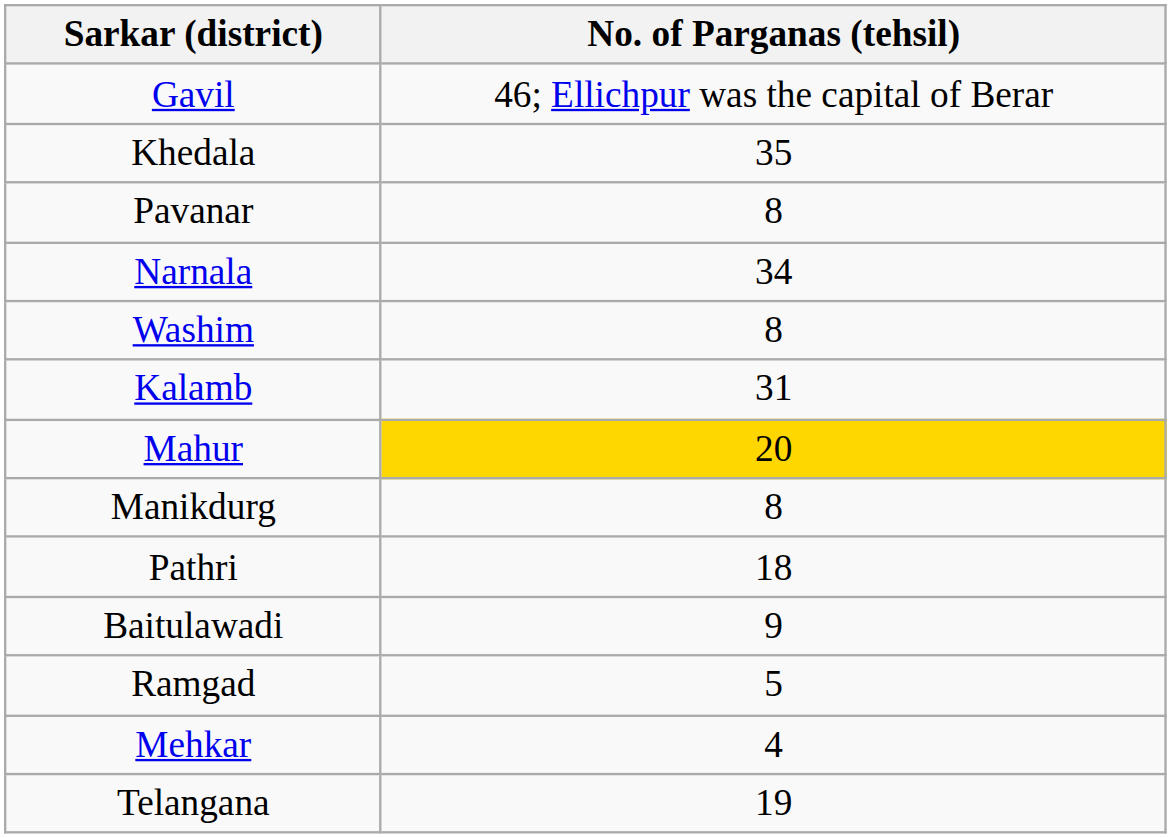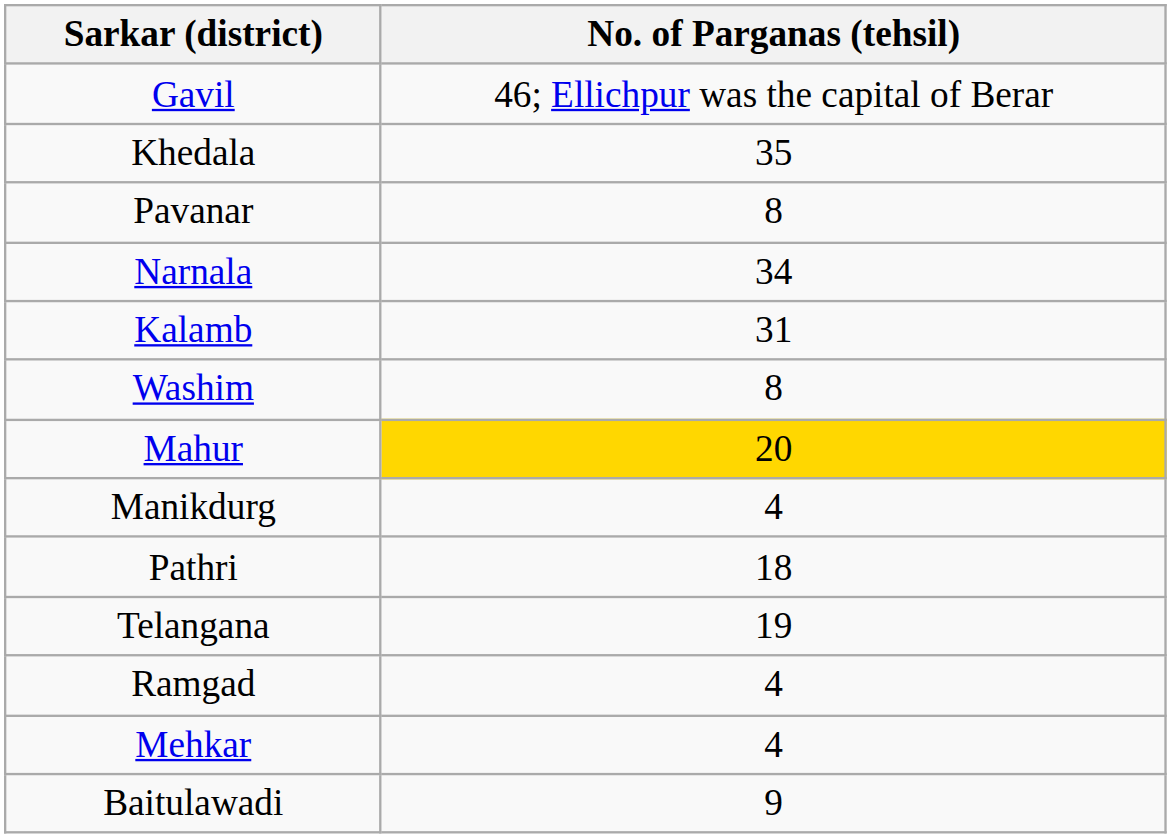rows swapped: (193, 388) <-> (193, 329)
(774, 507) 8 -> (774, 507) 4
rows swapped: (193, 802) <-> (193, 625)
(774, 684) 5 -> (774, 684) 4
